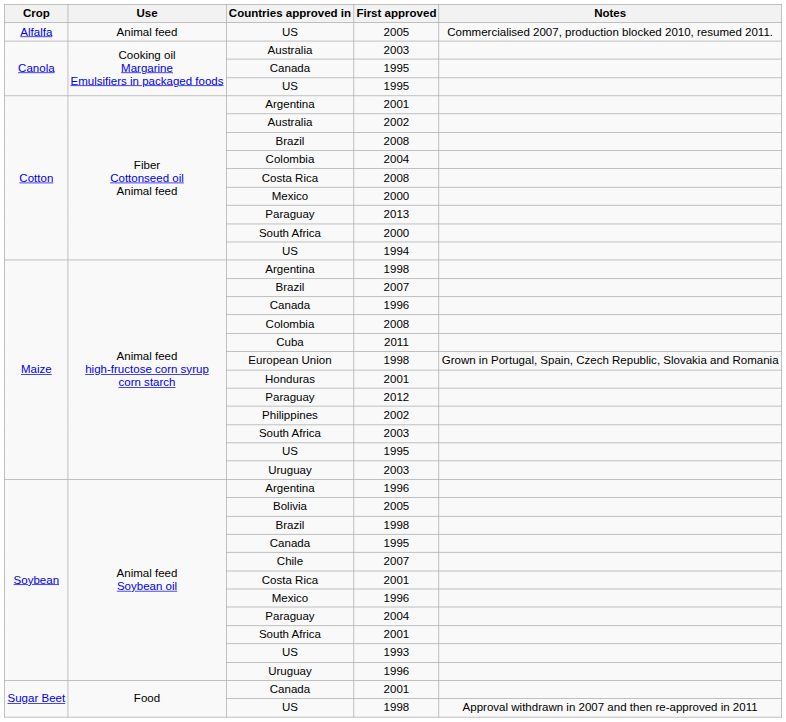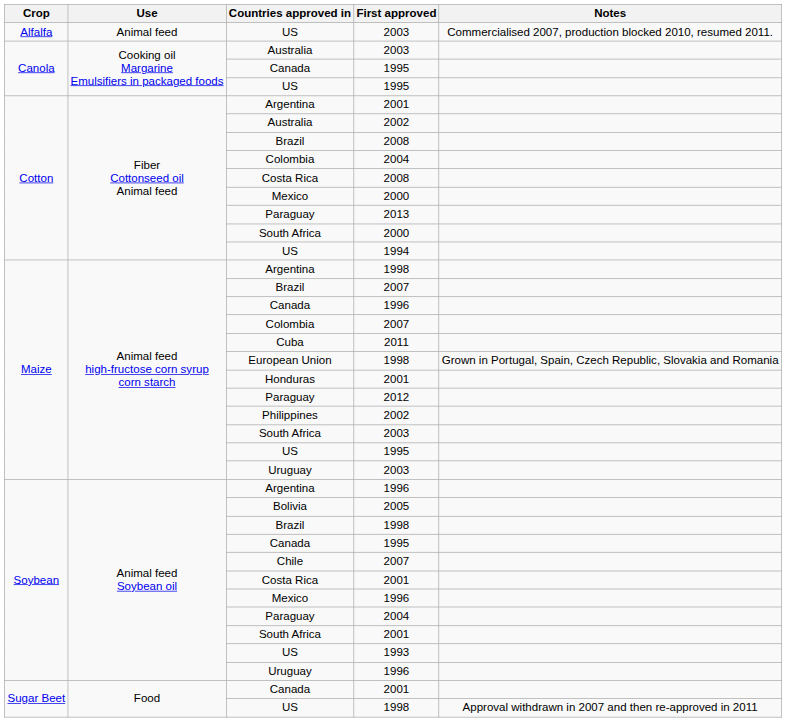(396, 31) 2005 -> (396, 31) 2003
(396, 324) 2008 -> (396, 324) 2007
